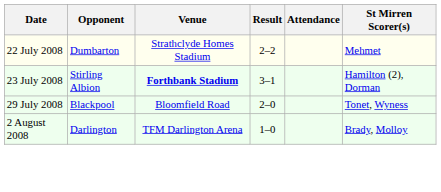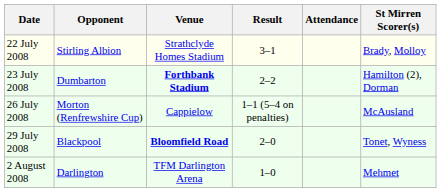(95, 50) Dumbarton -> (89, 50) Stirling Albion
(267, 50) 2–2 -> (268, 50) 3–1
(363, 50) Mehmet -> (394, 50) Brady, Molloy
(86, 81) Stirling Albion -> (81, 81) Dumbarton
(267, 81) 3–1 -> (268, 81) 2–2
+ row: (23, 111)
(192, 105) normal -> (189, 142) bold
(376, 129) Brady, Molloy -> (381, 172) Mehmet
